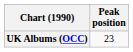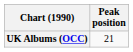(109, 39) 23 -> (109, 39) 21
